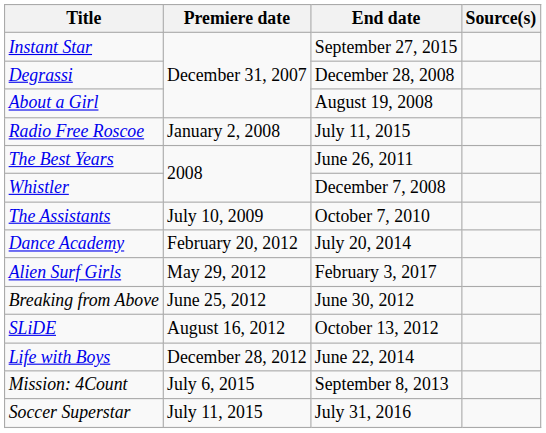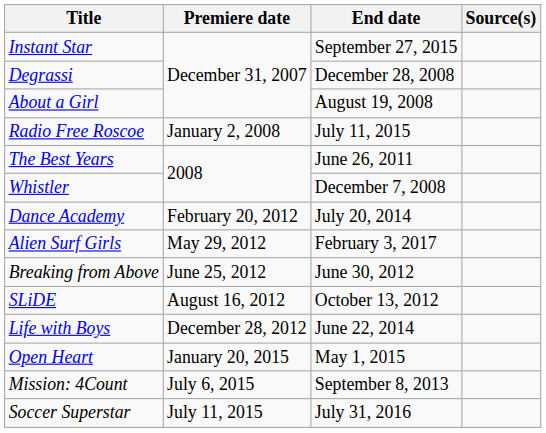- row: (60, 215)
+ row: (51, 356)
